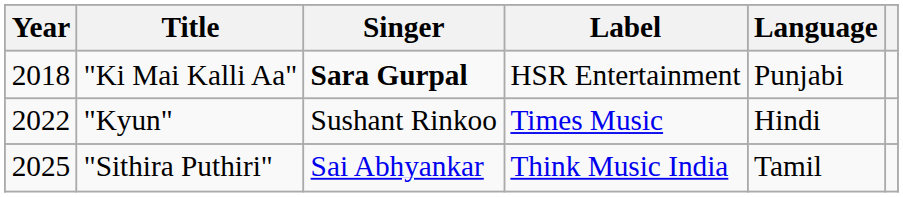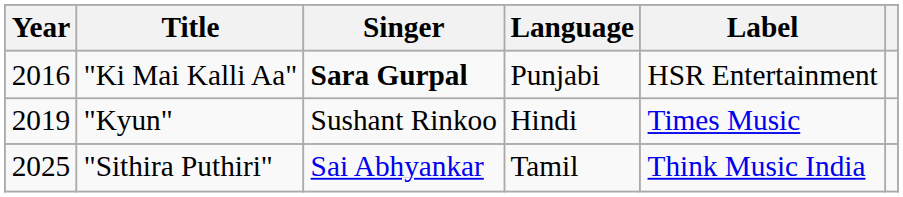columns swapped: (625, 27) <-> (816, 27)
(41, 74) 2018 -> (41, 74) 2016
(41, 120) 2022 -> (41, 120) 2019
